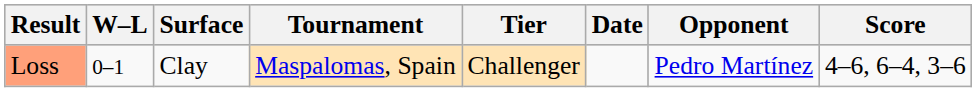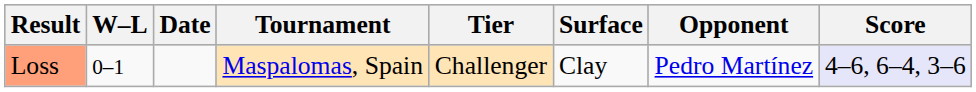columns swapped: (617, 24) <-> (201, 24)
(895, 65) no background -> (895, 65) lavender background
